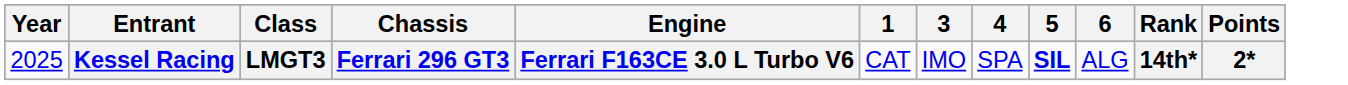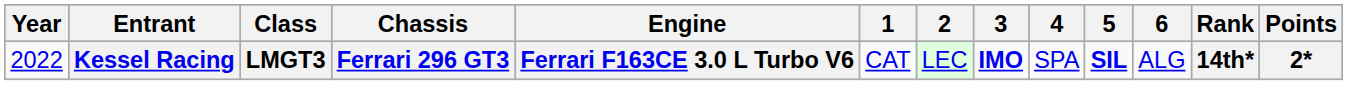+ column: (945, 23)
(37, 60) 2025 -> (37, 60) 2022
(944, 60) normal -> (1001, 60) bold
